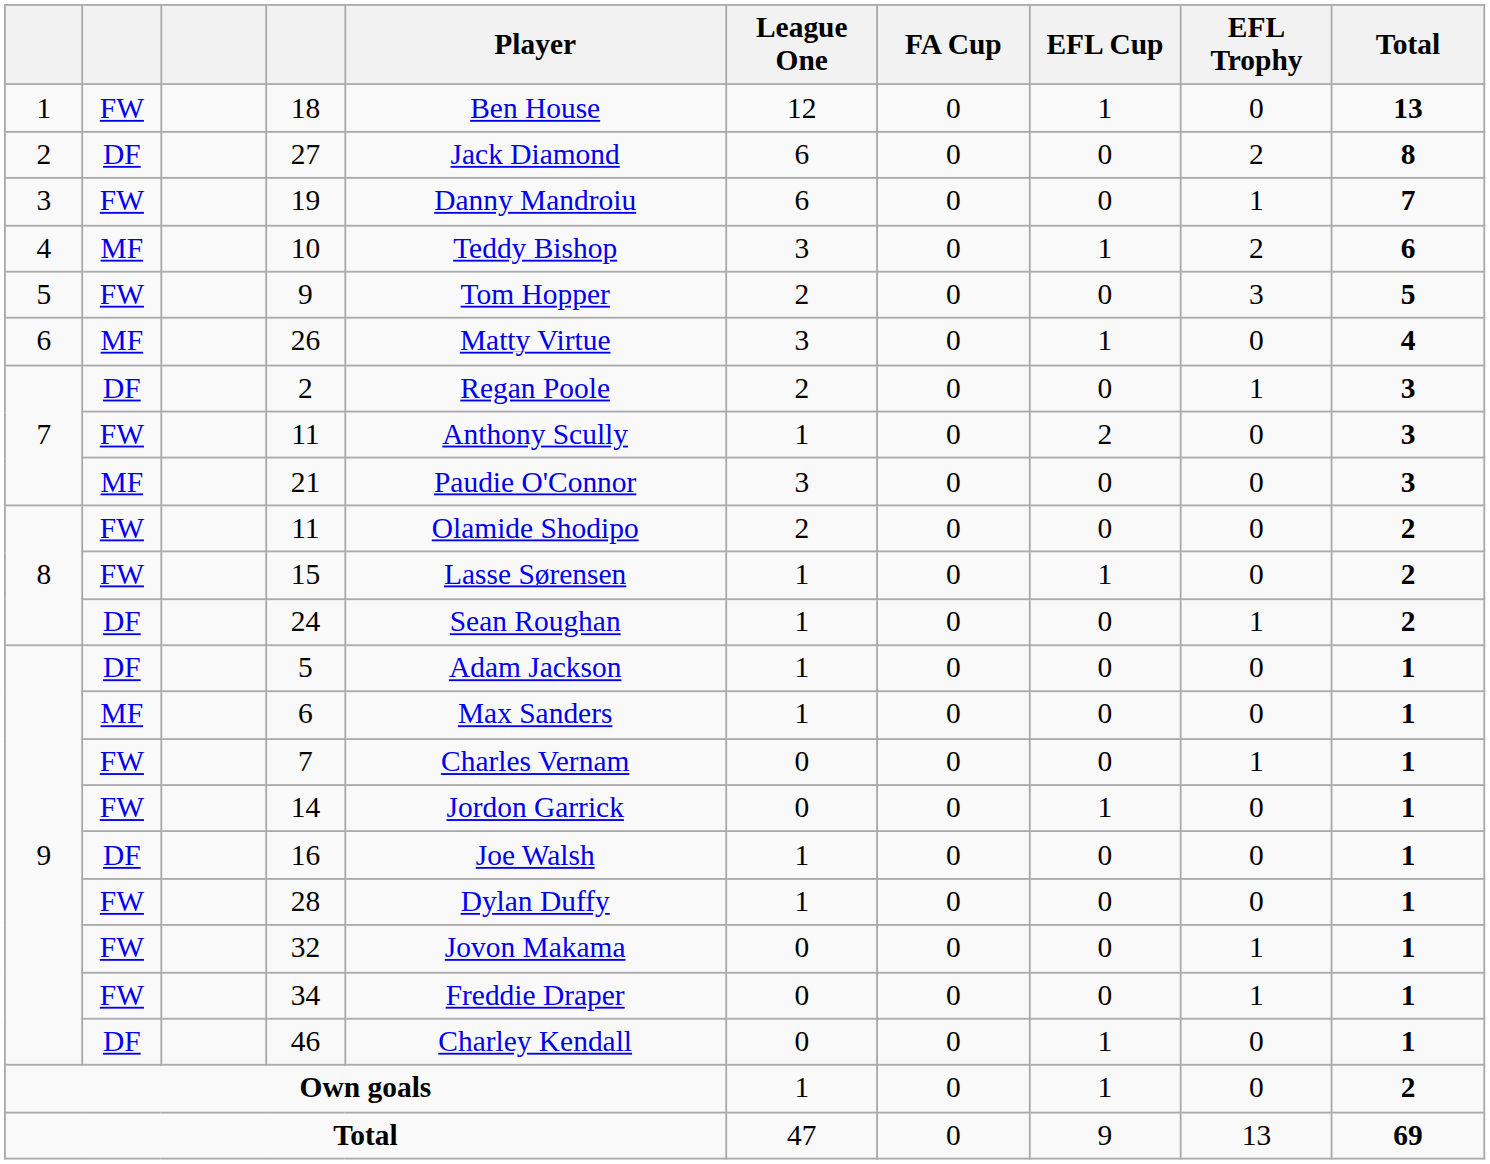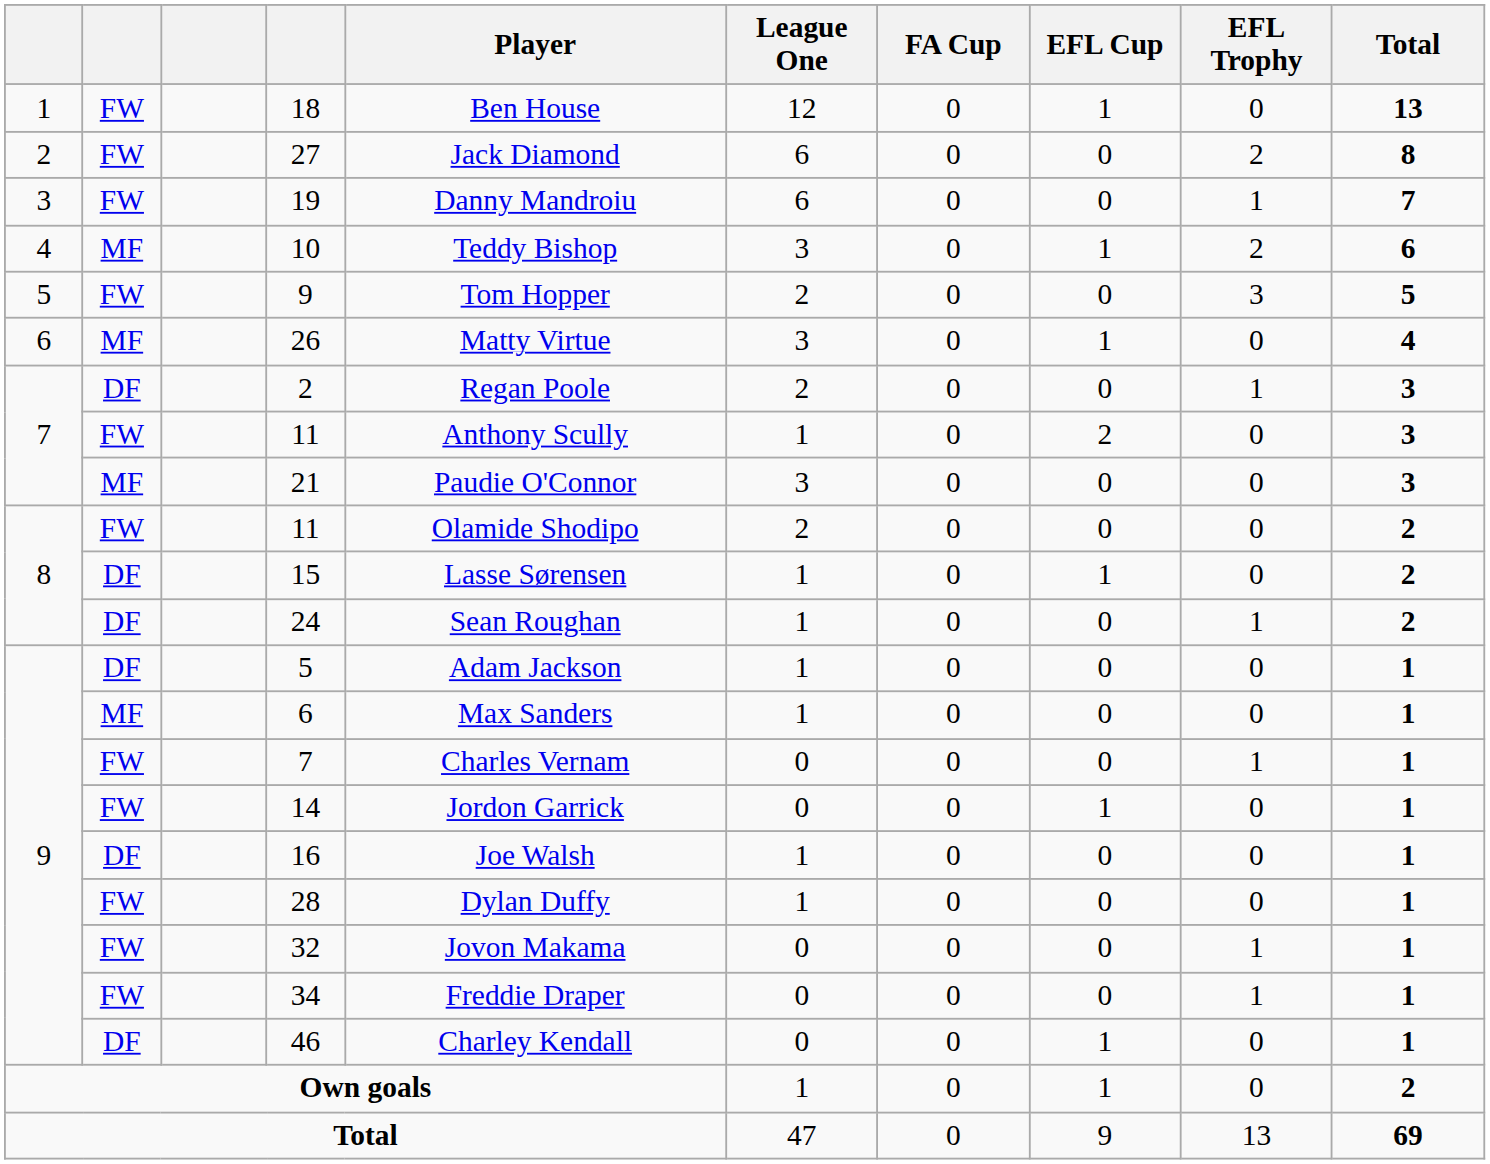(122, 154) DF -> (122, 154) FW
(122, 574) FW -> (122, 574) DF
